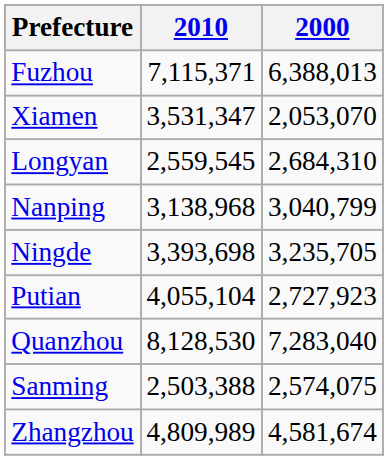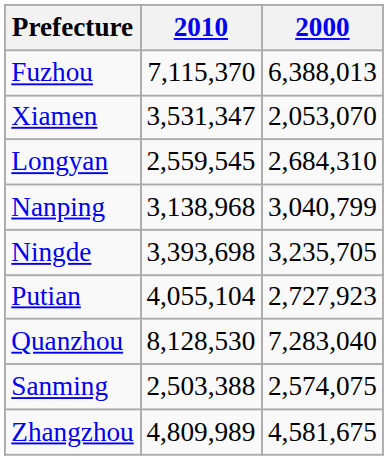(201, 72) 7,115,371 -> (201, 72) 7,115,370
(322, 431) 4,581,674 -> (322, 431) 4,581,675
